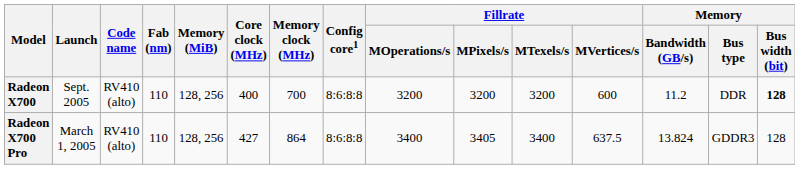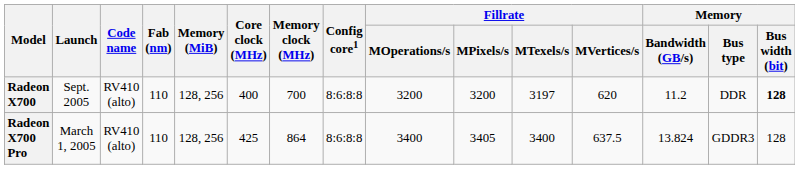(542, 94) 3200 -> (542, 94) 3197
(607, 94) 600 -> (607, 94) 620
(249, 138) 427 -> (249, 138) 425
